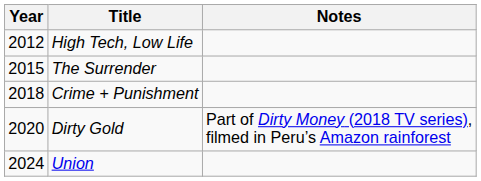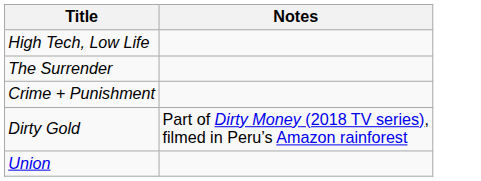- column: (26, 17)
